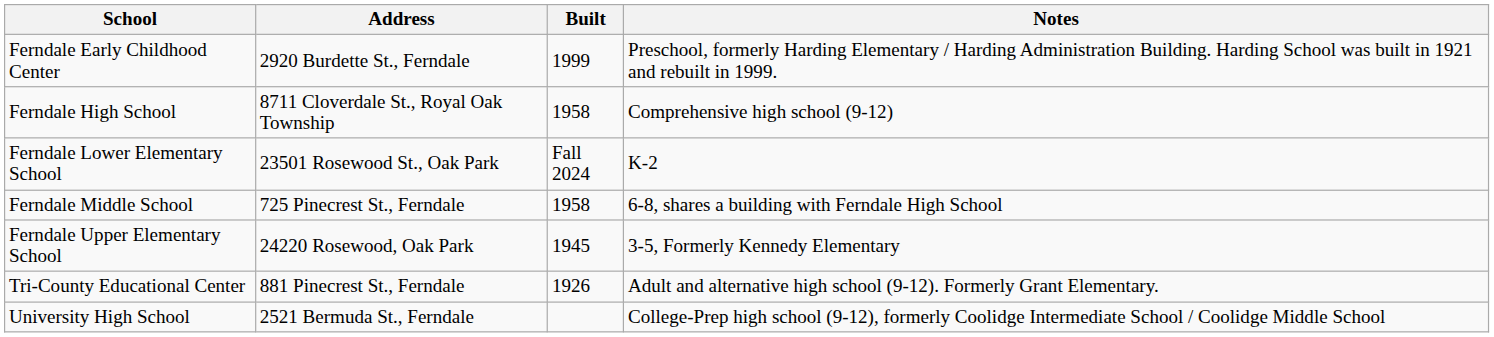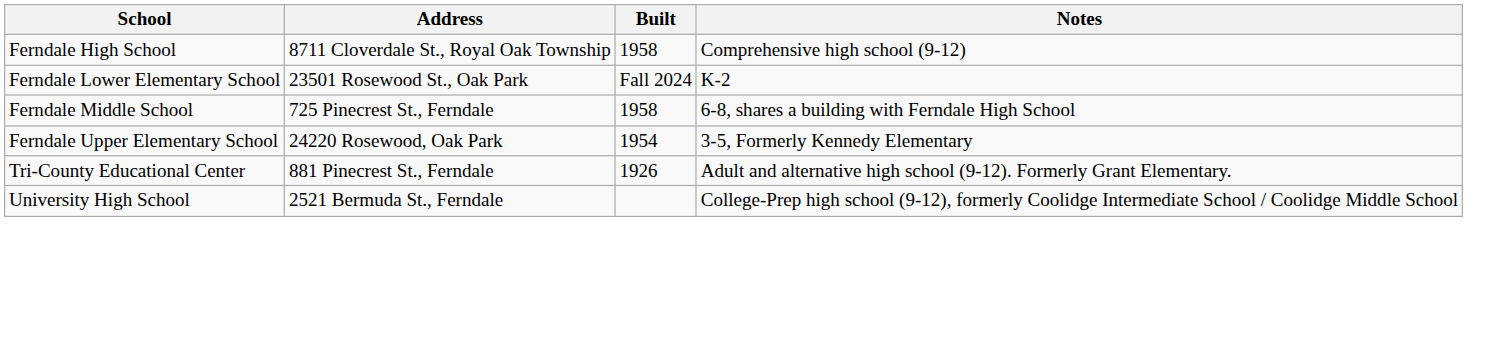- row: (108, 60)
(571, 245) 1945 -> (639, 140) 1954
